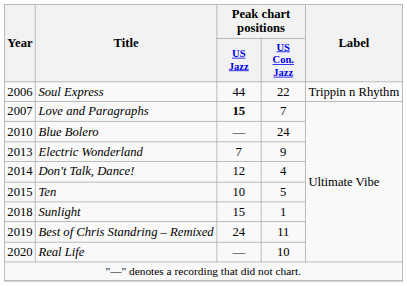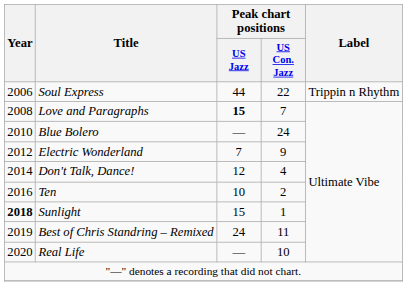(20, 111) 2007 -> (20, 111) 2008
(20, 151) 2013 -> (20, 151) 2012
(20, 191) 2015 -> (20, 191) 2016
(283, 191) 5 -> (283, 191) 2
(20, 211) normal -> (20, 211) bold
